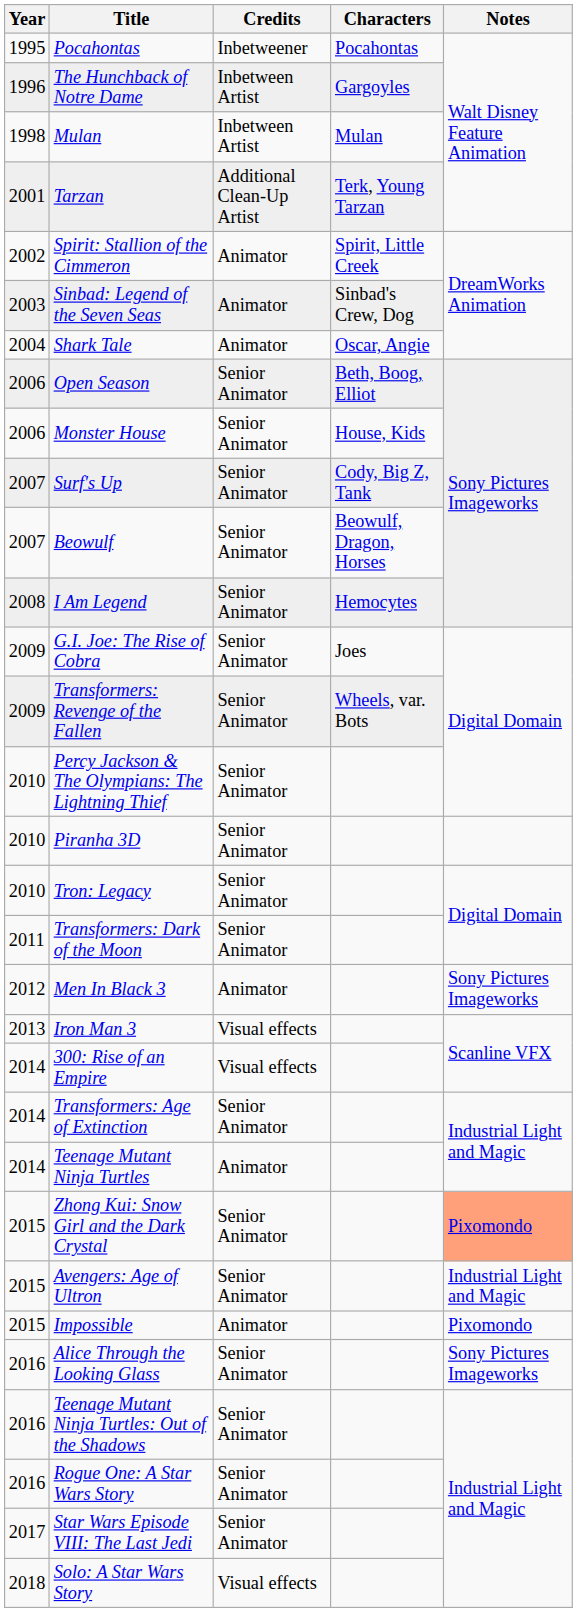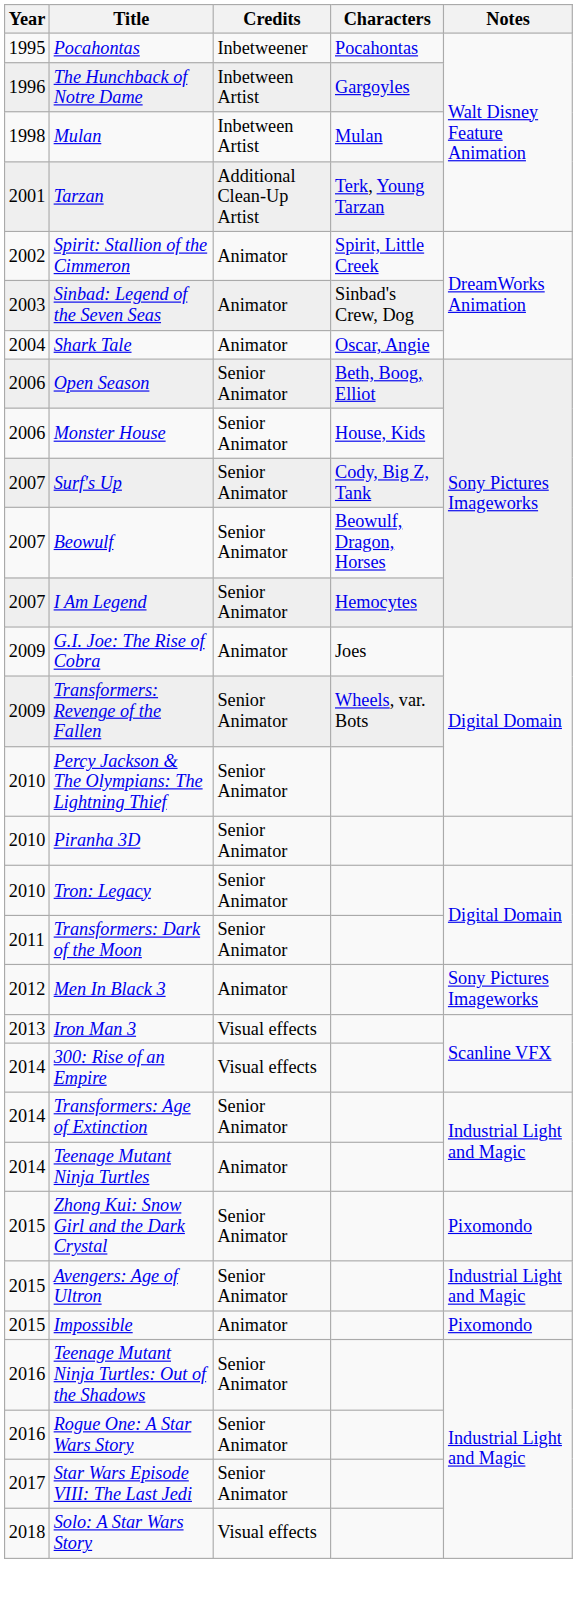(27, 602) 2008 -> (27, 602) 2007
(252, 651) Senior Animator -> (252, 651) Animator
(490, 1226) lightsalmon background -> (490, 1226) no background
- row: (119, 1364)
